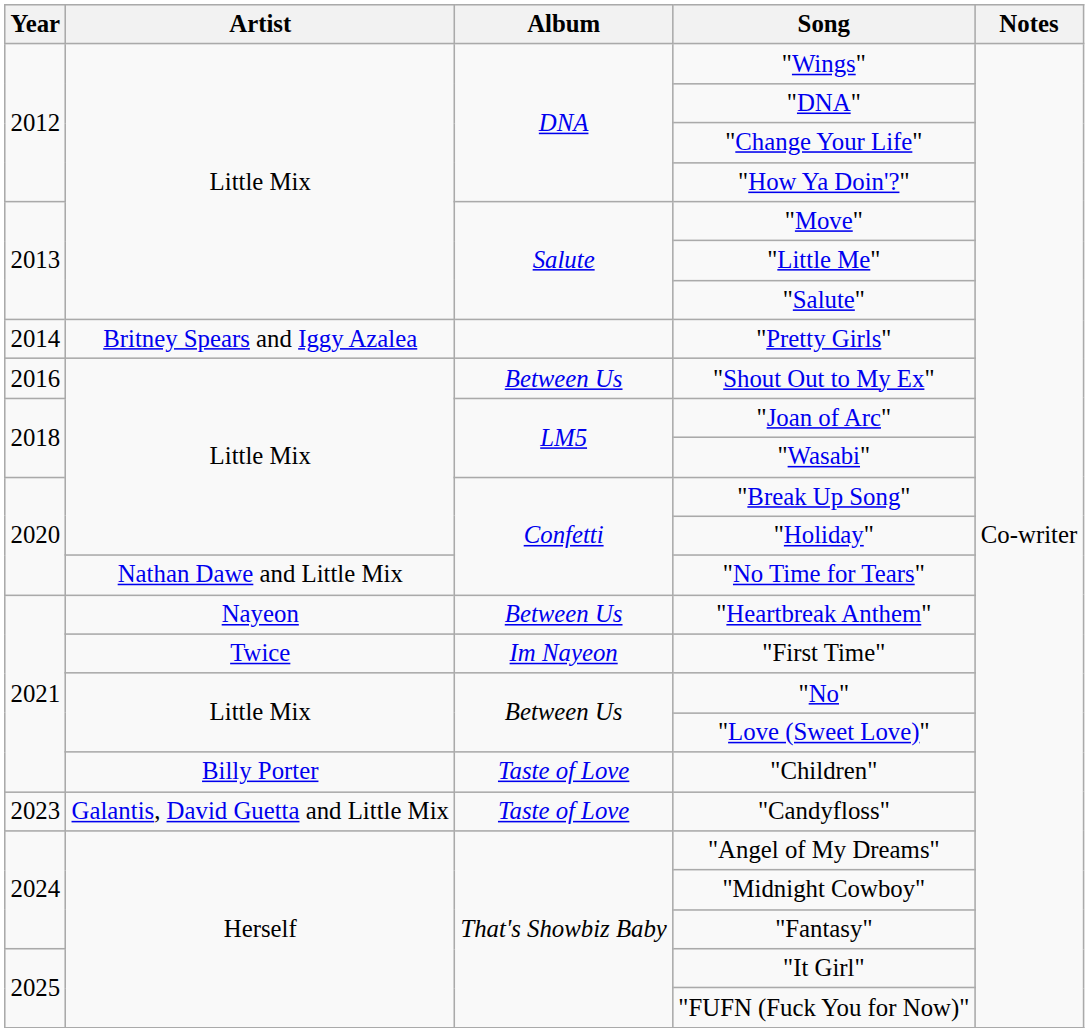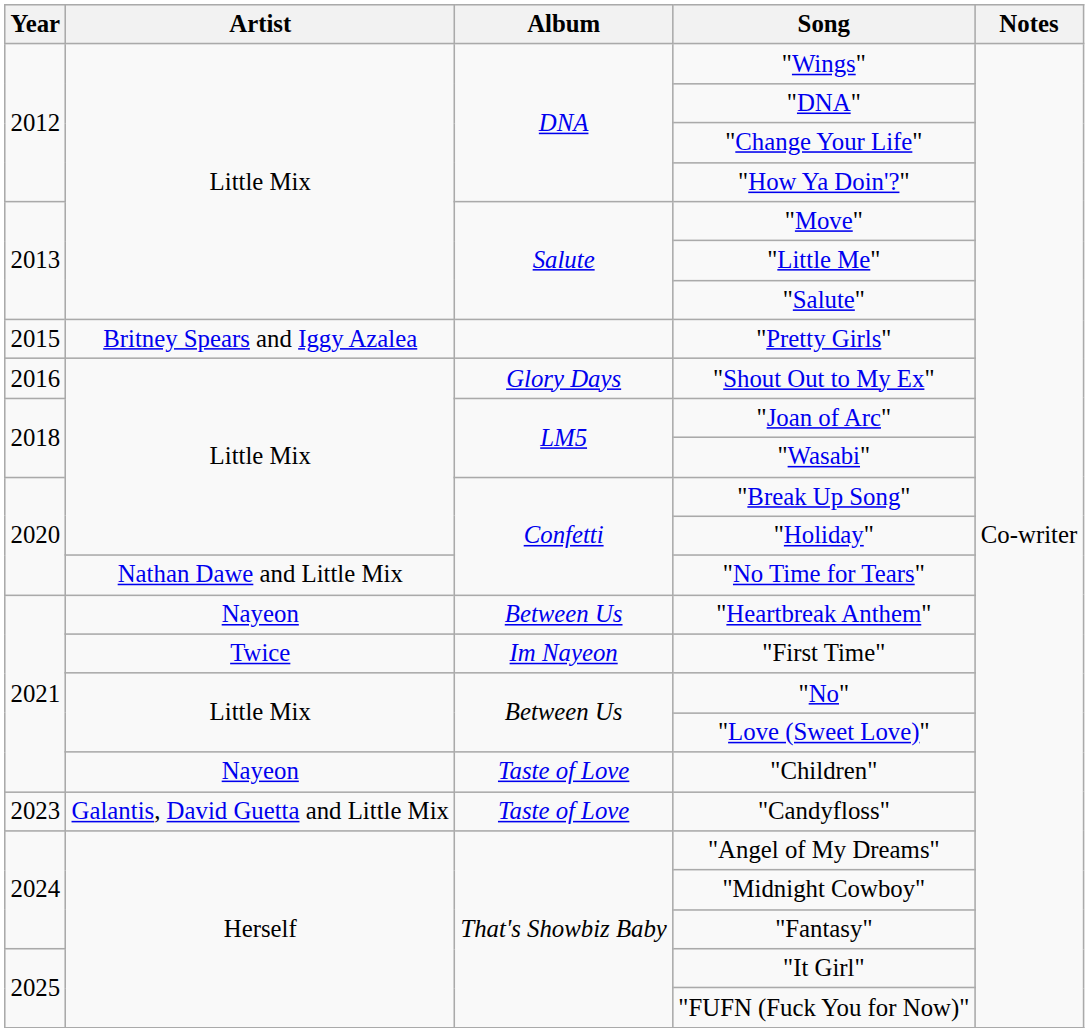(35, 338) 2014 -> (35, 338) 2015
(564, 378) Between Us -> (564, 378) Glory Days
(260, 771) Billy Porter -> (260, 771) Nayeon
